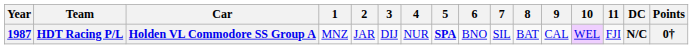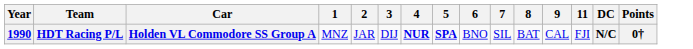- column: (587, 14)
(19, 34) 1987 -> (19, 34) 1990
(416, 34) normal -> (416, 34) bold
